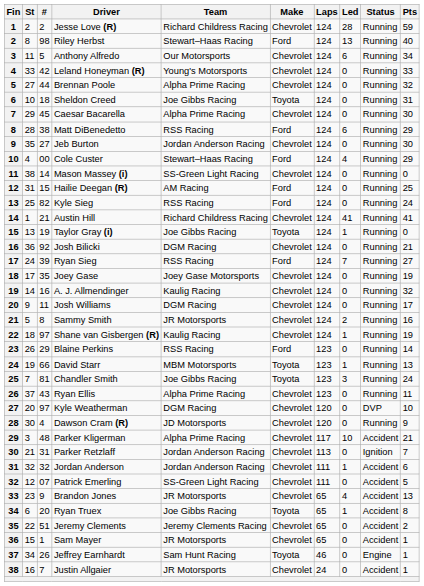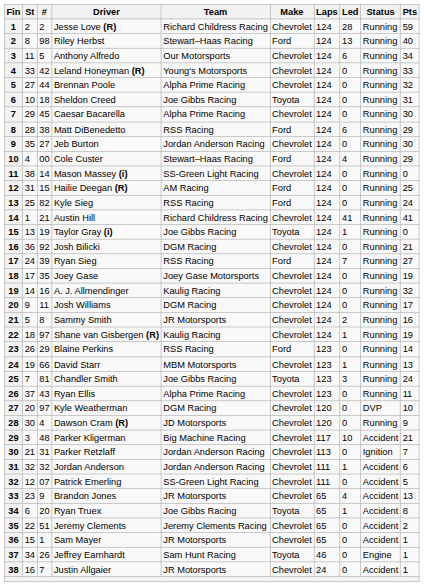(286, 364) Toyota -> (292, 364) Chevrolet
(204, 437) Alpha Prime Racing -> (204, 437) Big Machine Racing
